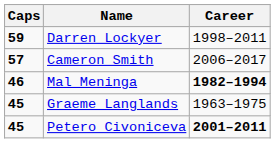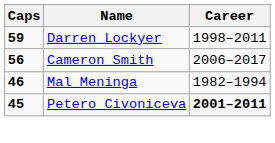(16, 60) 57 -> (16, 60) 56
(230, 82) bold -> (230, 82) normal
- row: (113, 105)
